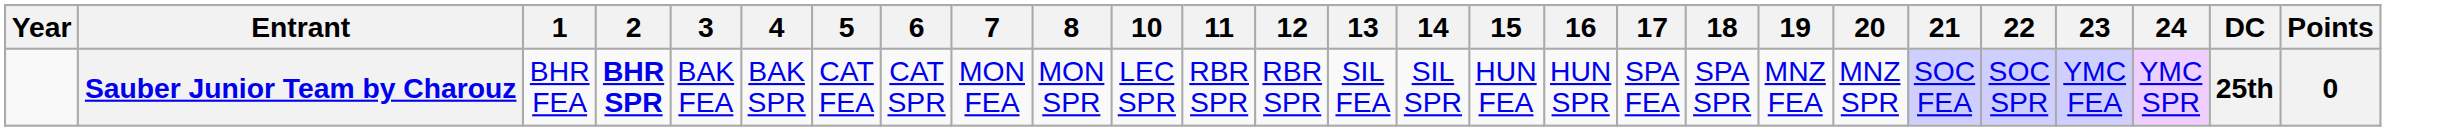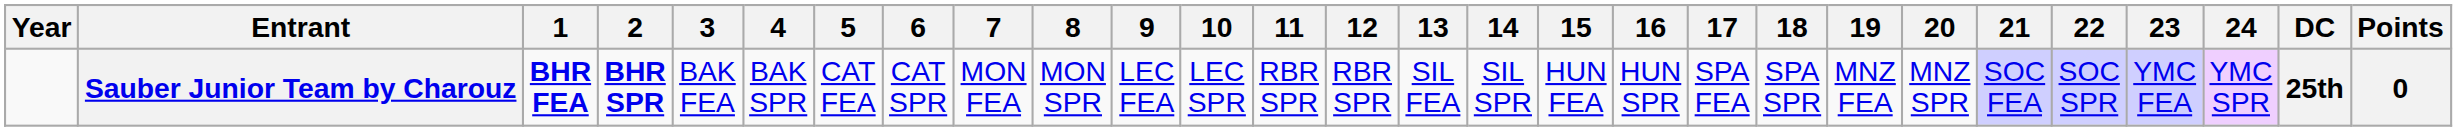+ column: (1147, 27)
(560, 87) normal -> (560, 87) bold
